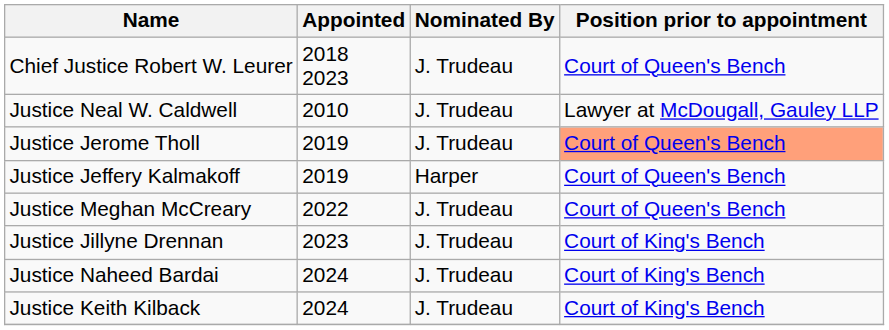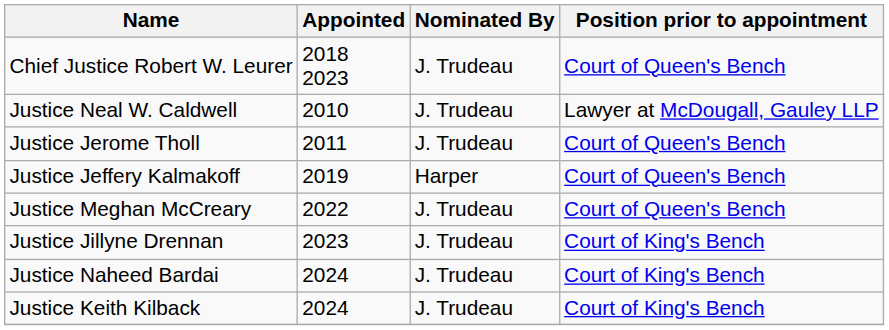(325, 143) 2019 -> (325, 143) 2011
(675, 143) lightsalmon background -> (675, 143) no background
